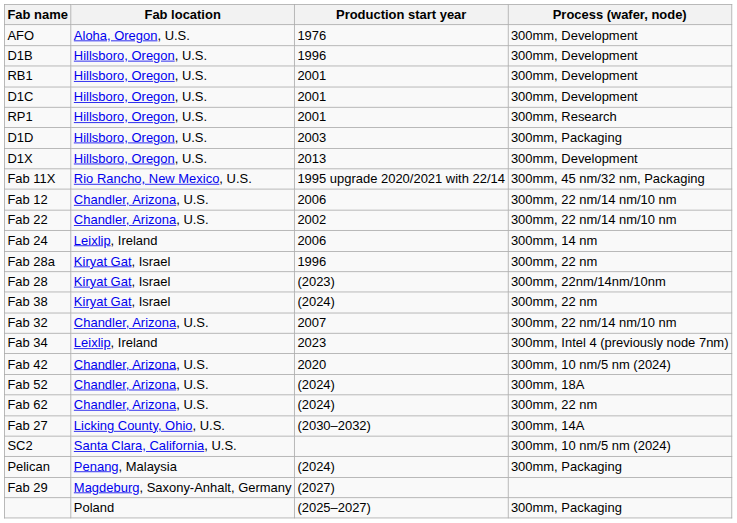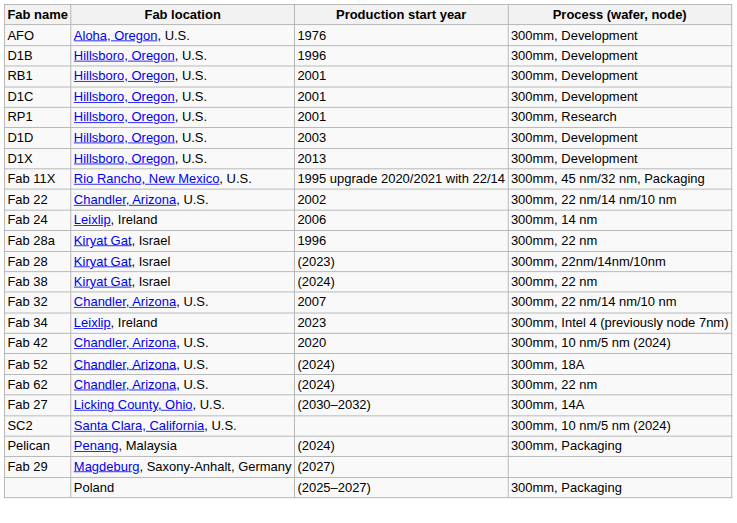(566, 138) 300mm, Packaging -> (574, 138) 300mm, Development
- row: (28, 199)
